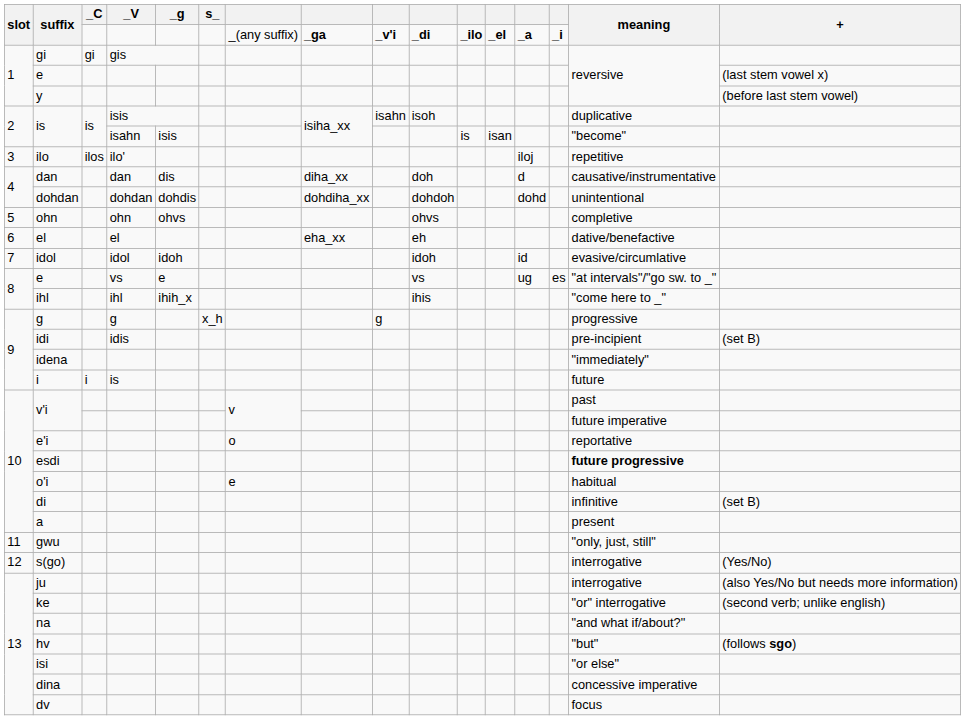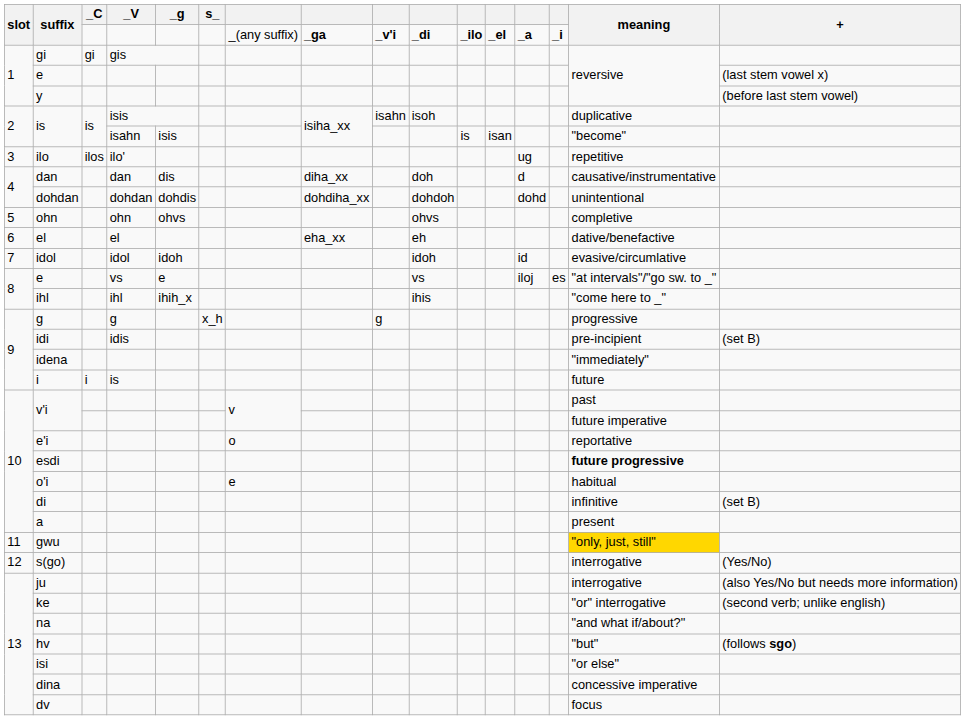(526, 156) iloj -> (525, 156) ug
(525, 278) ug -> (526, 278) iloj
(614, 542) no background -> (614, 542) gold background
